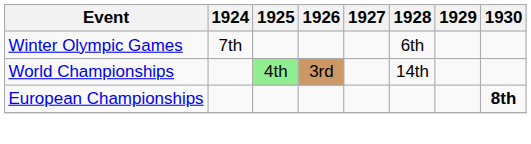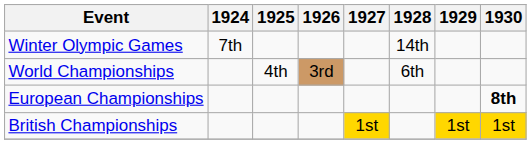(412, 44) 6th -> (412, 44) 14th
(276, 71) lightgreen background -> (276, 71) no background
(412, 71) 14th -> (412, 71) 6th
+ row: (93, 125)
